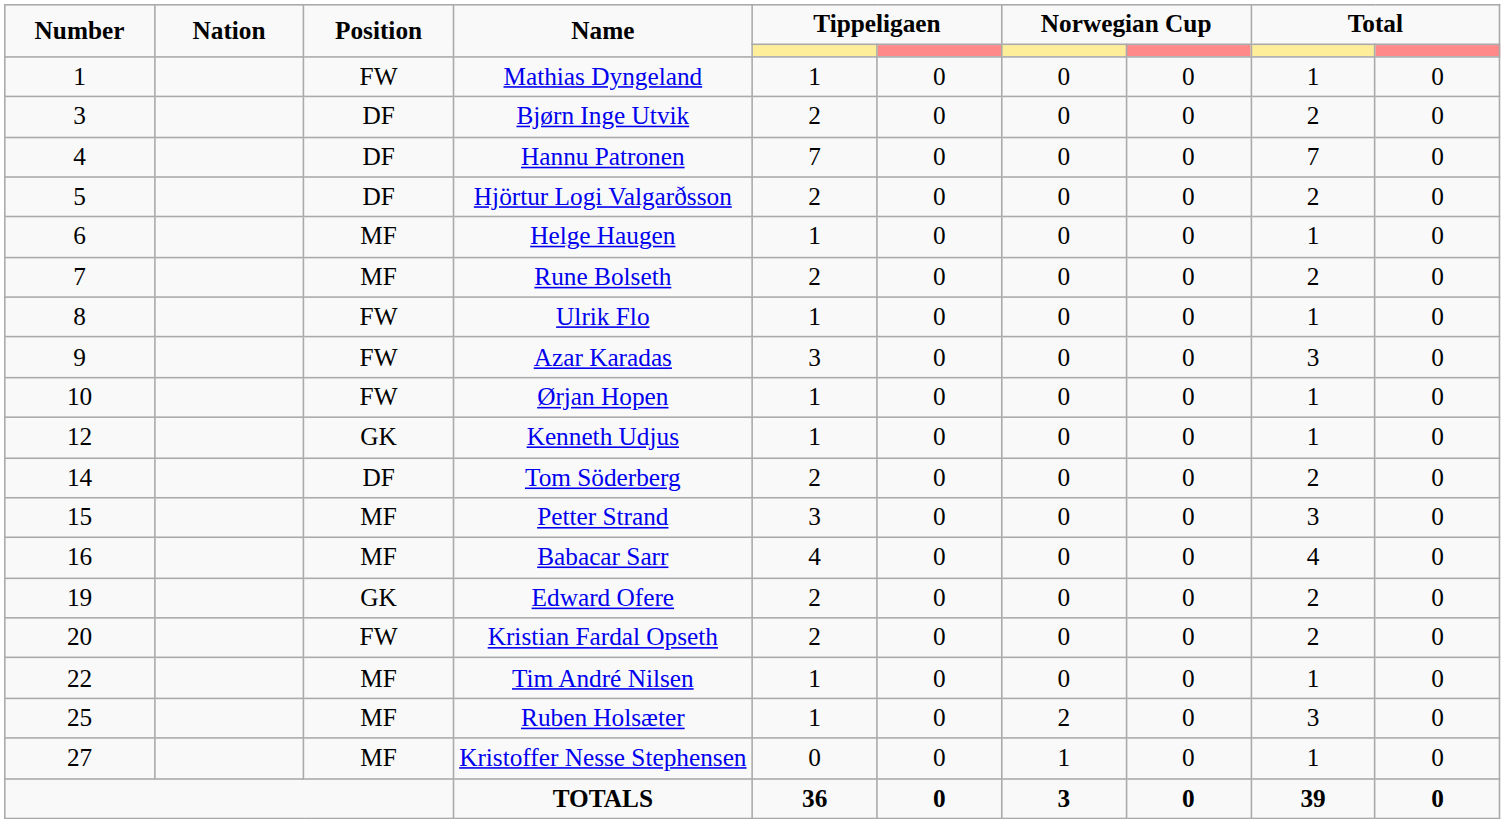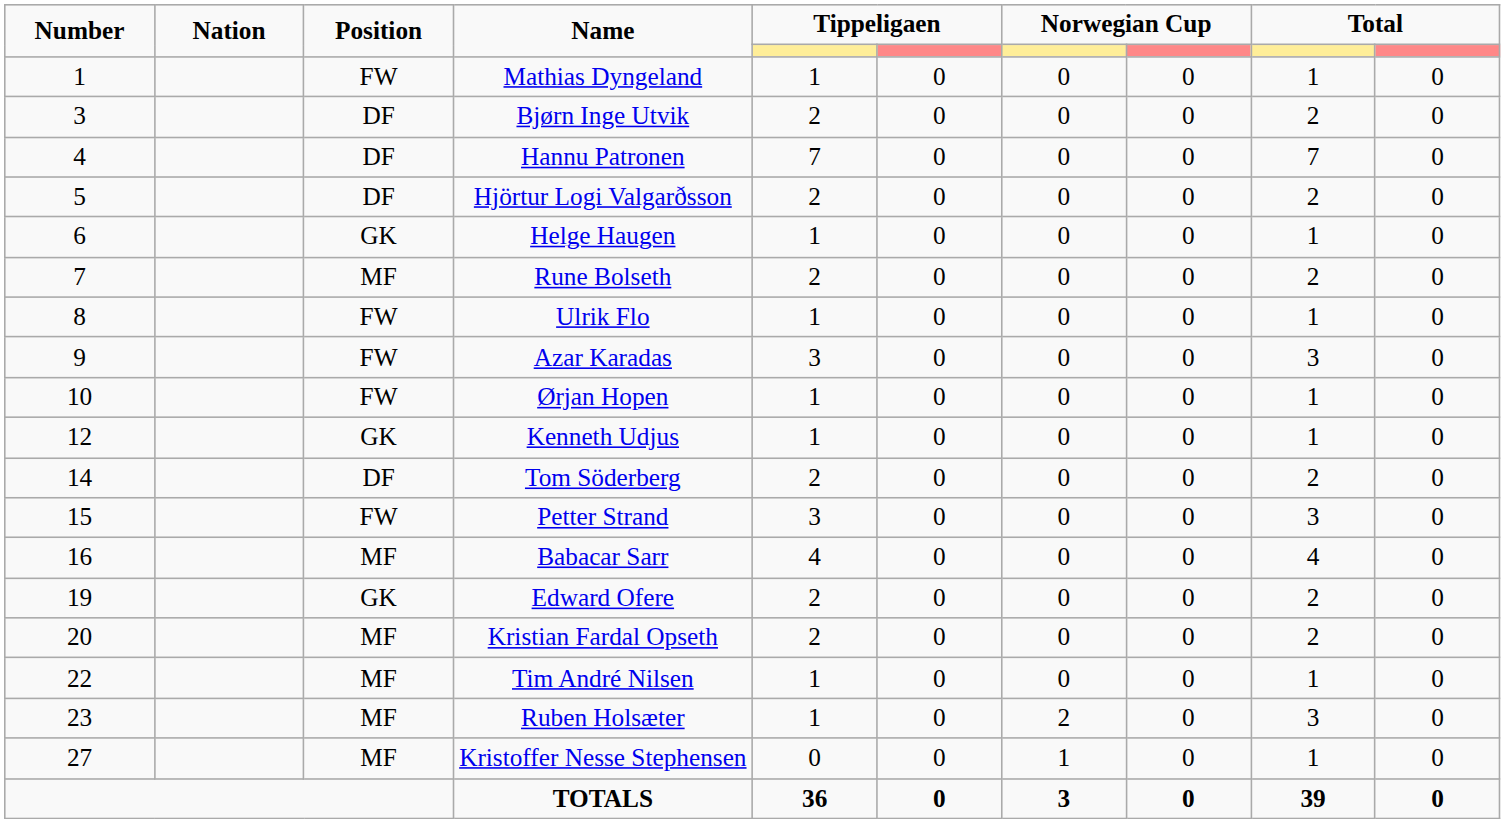(379, 236) MF -> (379, 236) GK
(379, 517) MF -> (379, 517) FW
(379, 637) FW -> (379, 637) MF
(80, 717) 25 -> (80, 717) 23
